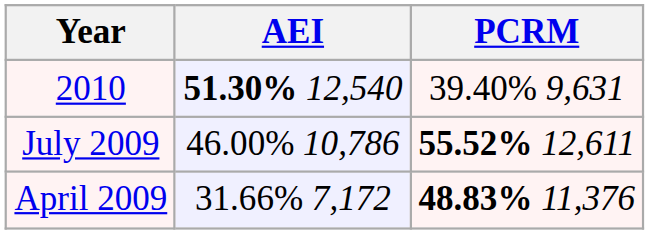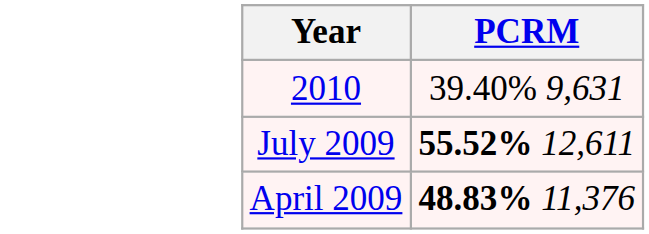- column: (293, 32)
